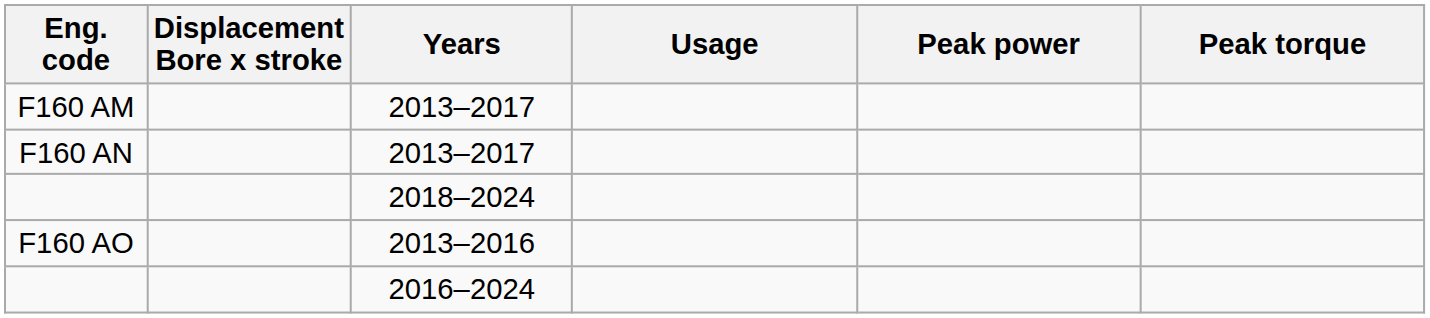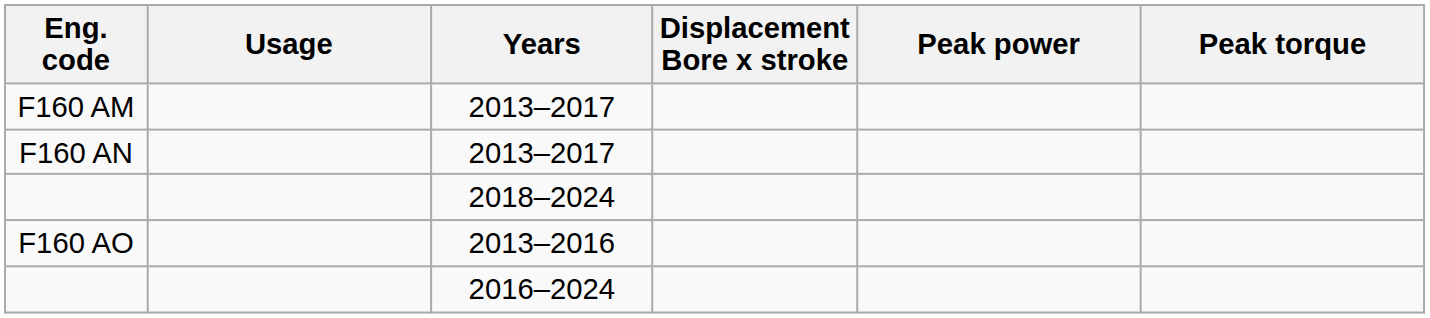columns swapped: (249, 44) <-> (715, 44)
